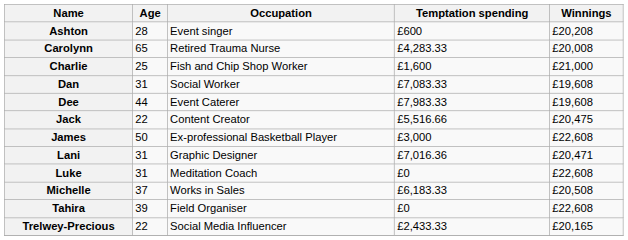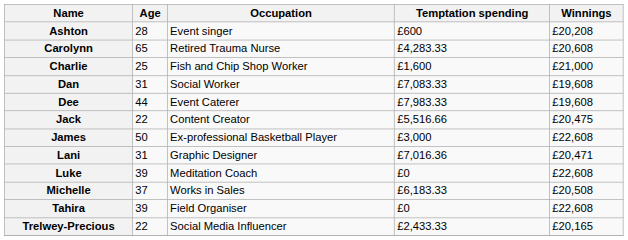(573, 48) £20,008 -> (573, 48) £20,608
(142, 173) 31 -> (142, 173) 39
